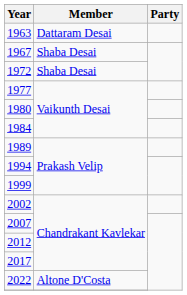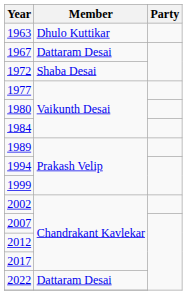(74, 33) Dattaram Desai -> (73, 33) Dhulo Kuttikar
(66, 52) Shaba Desai -> (74, 52) Dattaram Desai
(74, 280) Altone D'Costa -> (74, 280) Dattaram Desai
